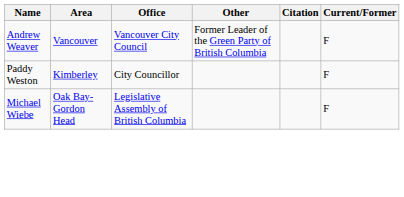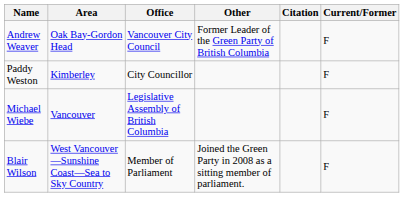(75, 40) Vancouver -> (86, 40) Oak Bay-Gordon Head
(73, 109) Oak Bay-Gordon Head -> (73, 114) Vancouver
+ row: (22, 166)
